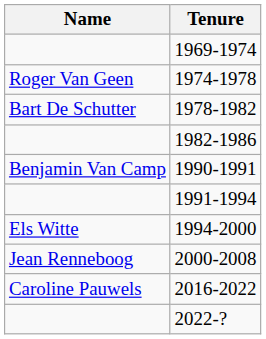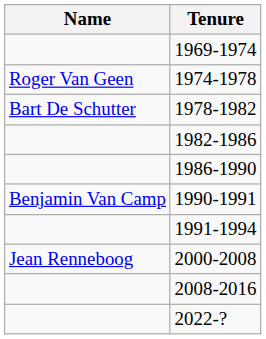+ row: (216, 169)
- row: (216, 229)
+ row: (216, 288)
- row: (216, 288)
